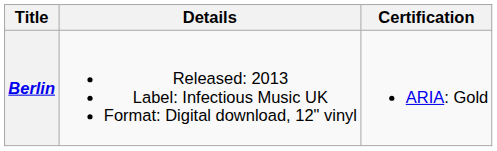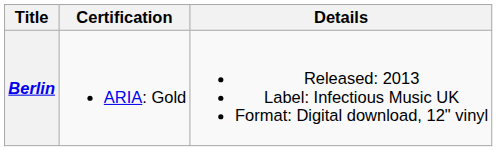columns swapped: (210, 17) <-> (426, 17)
